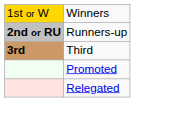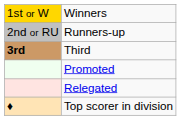(34, 32) bold -> (33, 32) normal
+ row: (118, 106)
